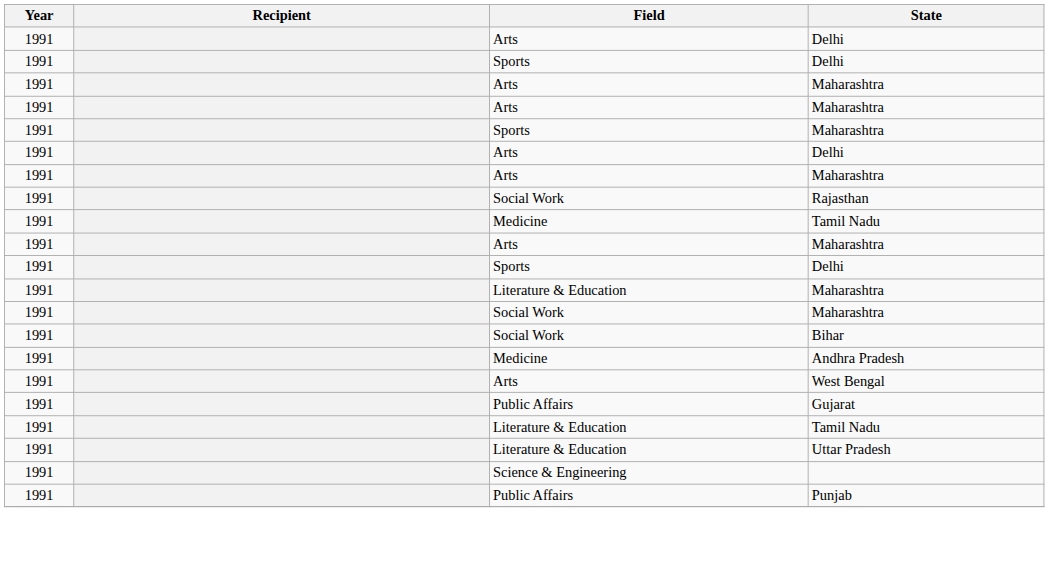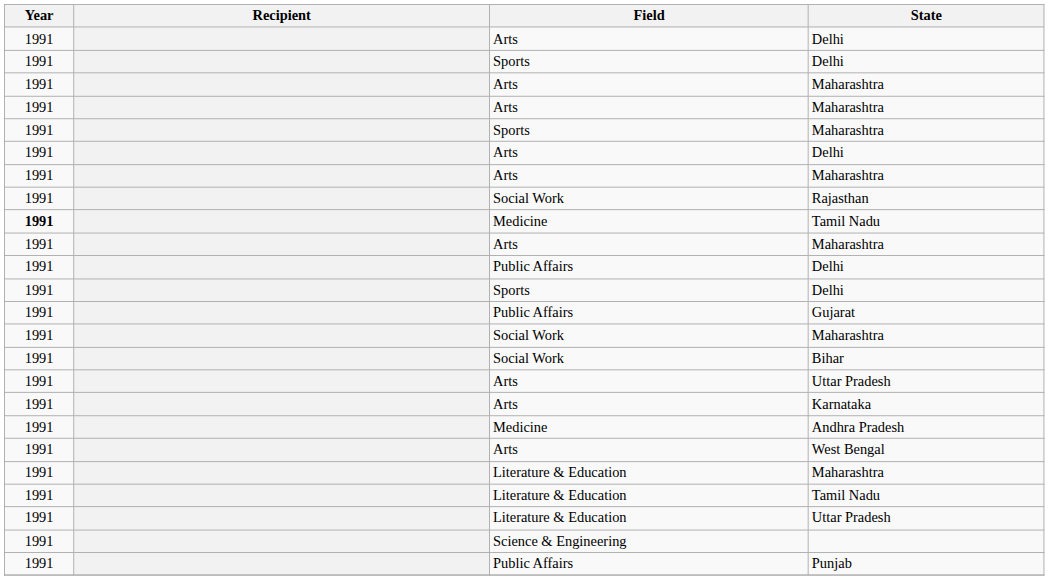(39, 221) normal -> (39, 221) bold
+ row: (533, 267)
rows swapped: (533, 404) <-> (560, 289)
+ row: (505, 381)
+ row: (505, 404)
